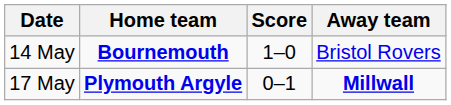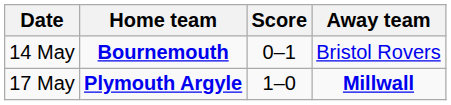(279, 52) 1–0 -> (279, 52) 0–1
(279, 83) 0–1 -> (279, 83) 1–0
